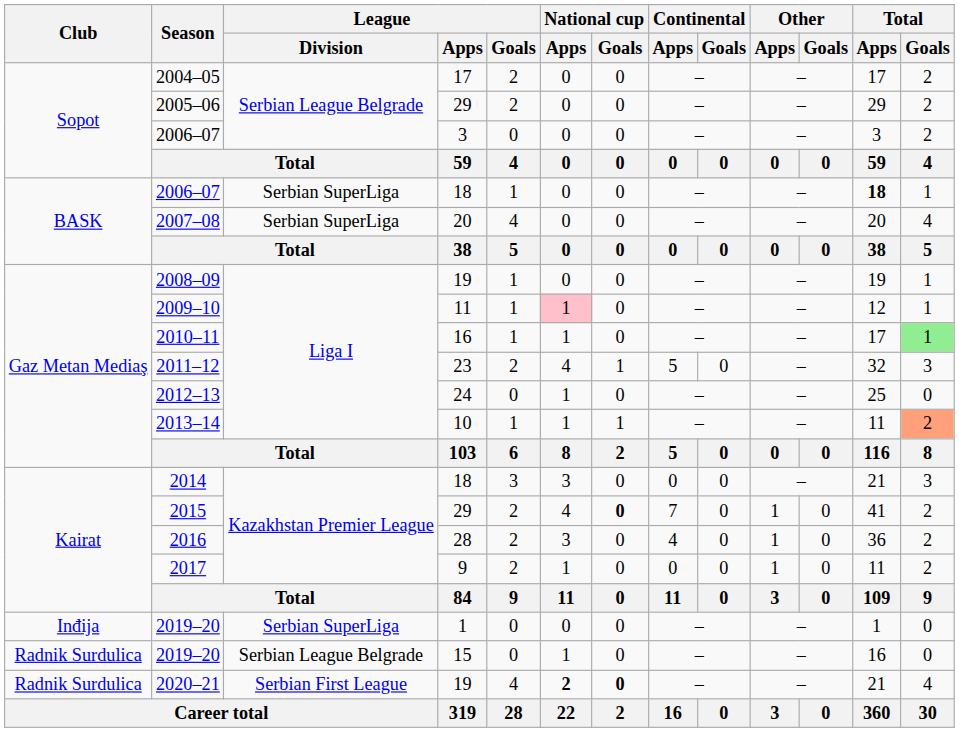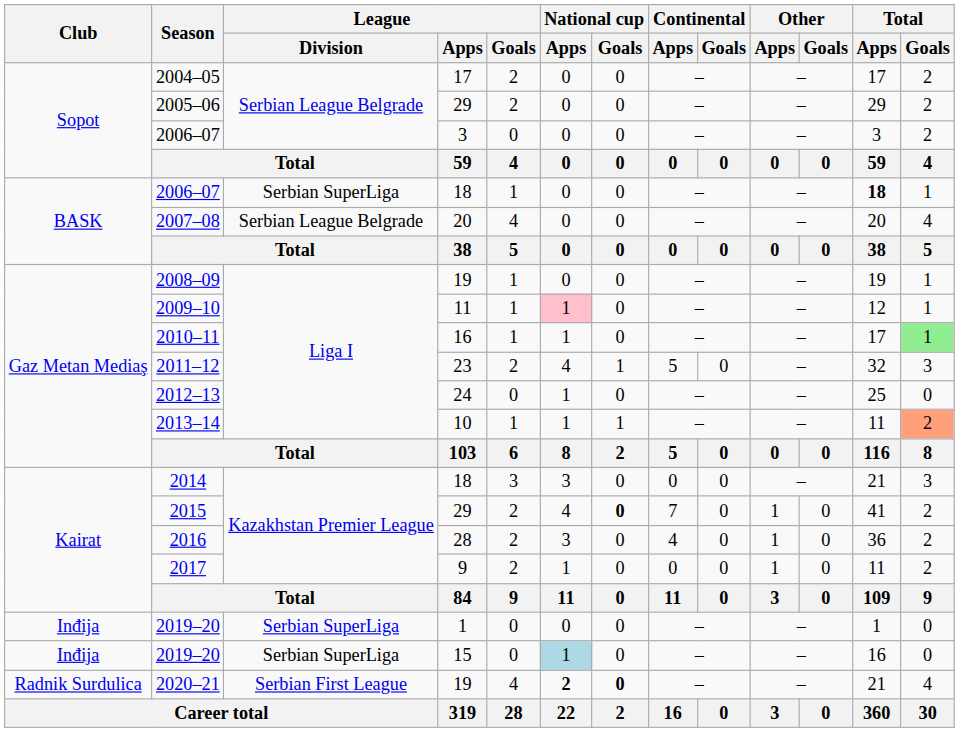(331, 221) Serbian SuperLiga -> (331, 221) Serbian League Belgrade
(78, 655) Radnik Surdulica -> (78, 655) Inđija
(331, 655) Serbian League Belgrade -> (331, 655) Serbian SuperLiga
(566, 655) no background -> (566, 655) lightblue background
